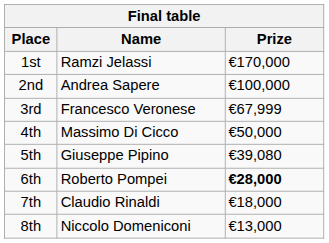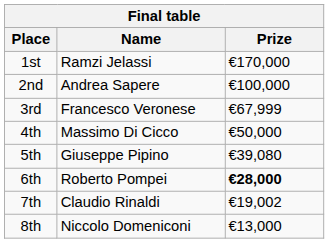(255, 202) €18,000 -> (255, 202) €19,002
